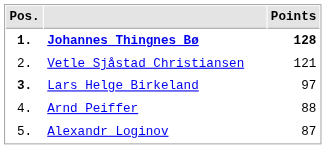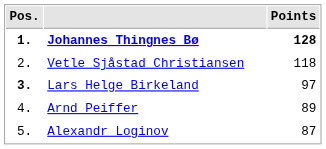(305, 63) 121 -> (305, 63) 118
(309, 109) 88 -> (309, 109) 89
